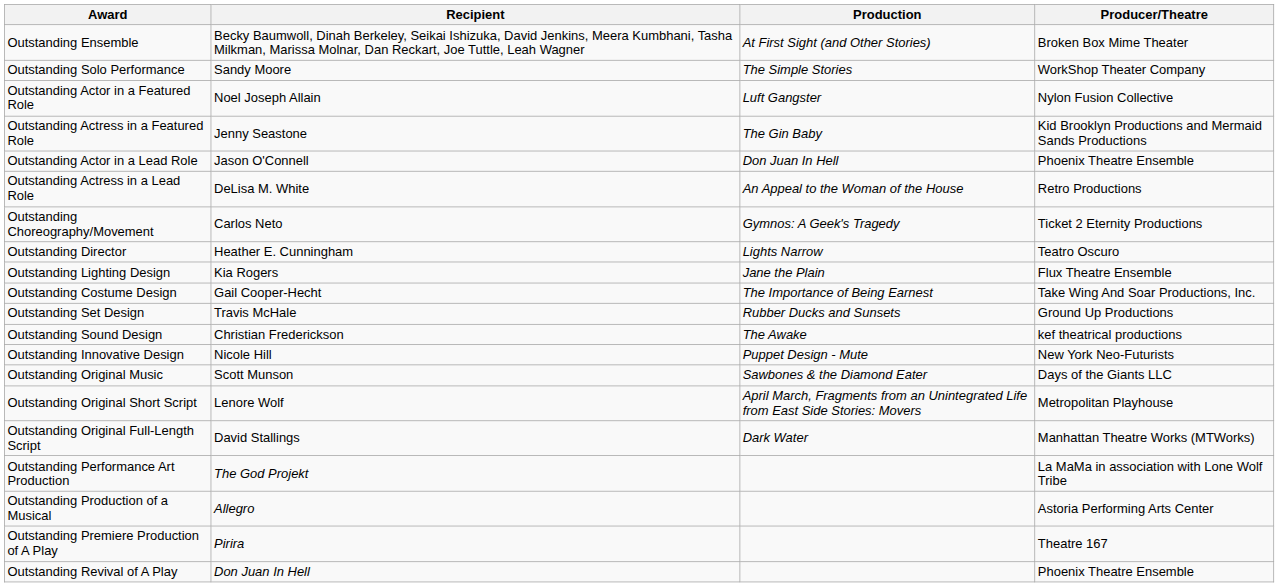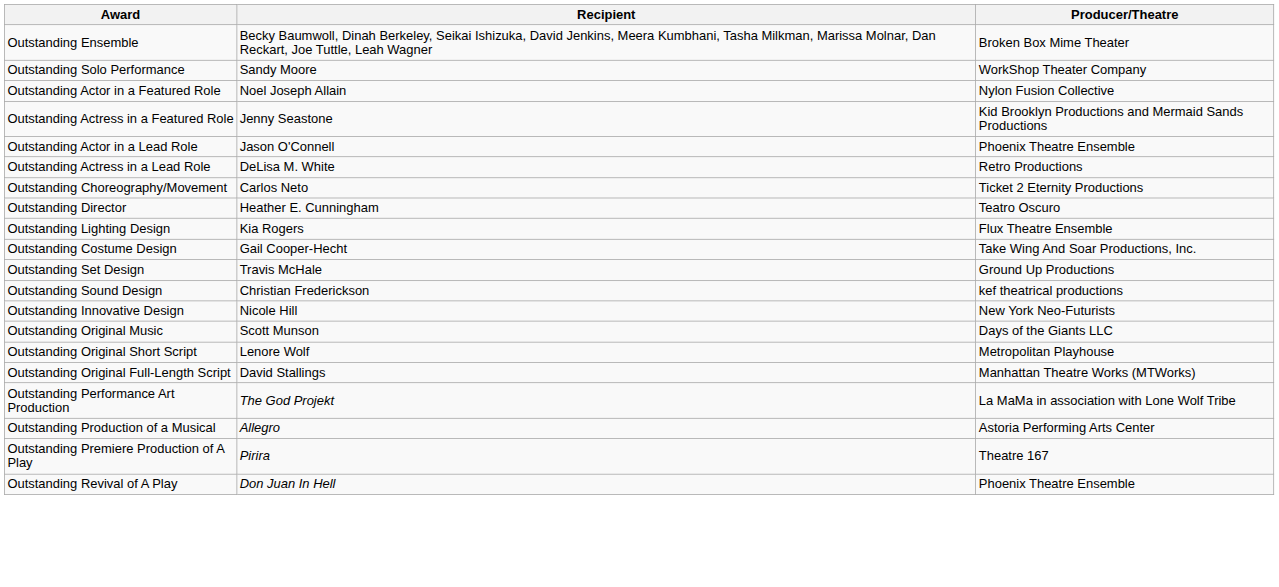- column: (887, 14)
